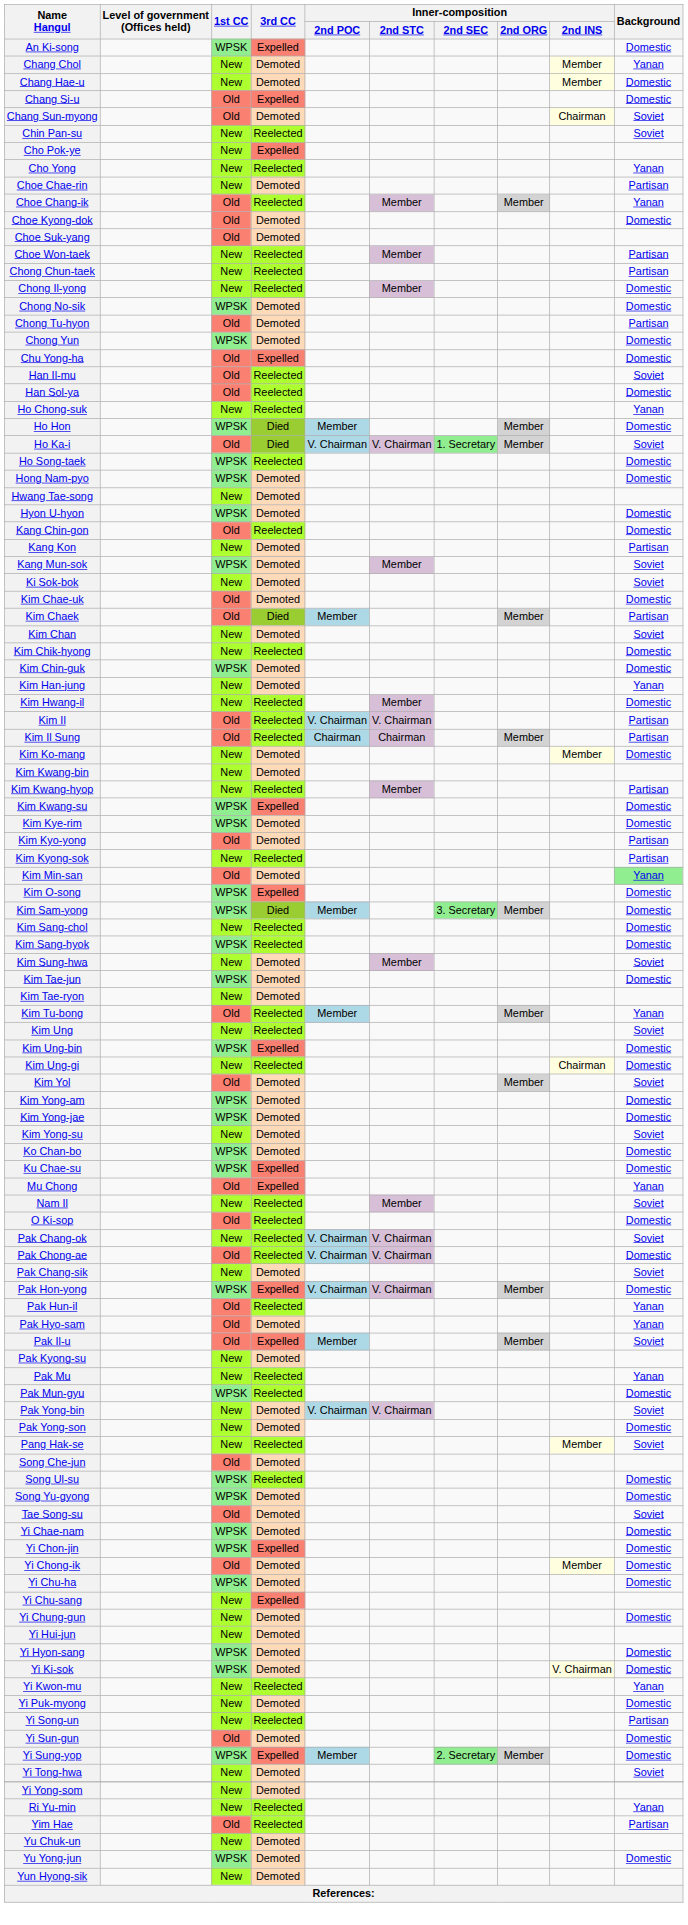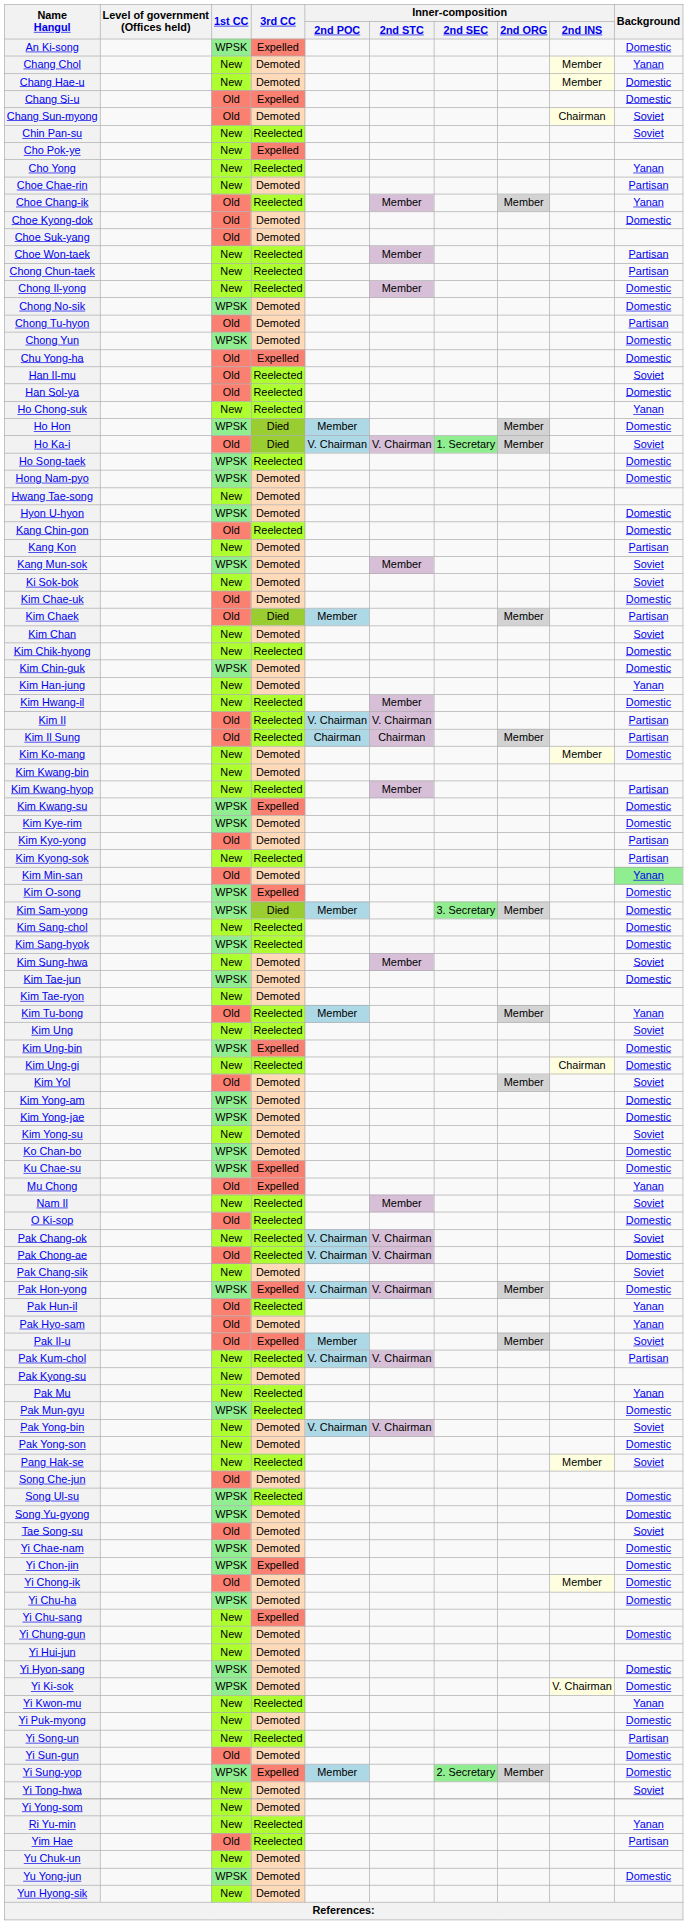+ row: (52, 1359)
